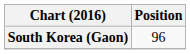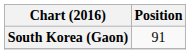(158, 37) 96 -> (158, 37) 91
